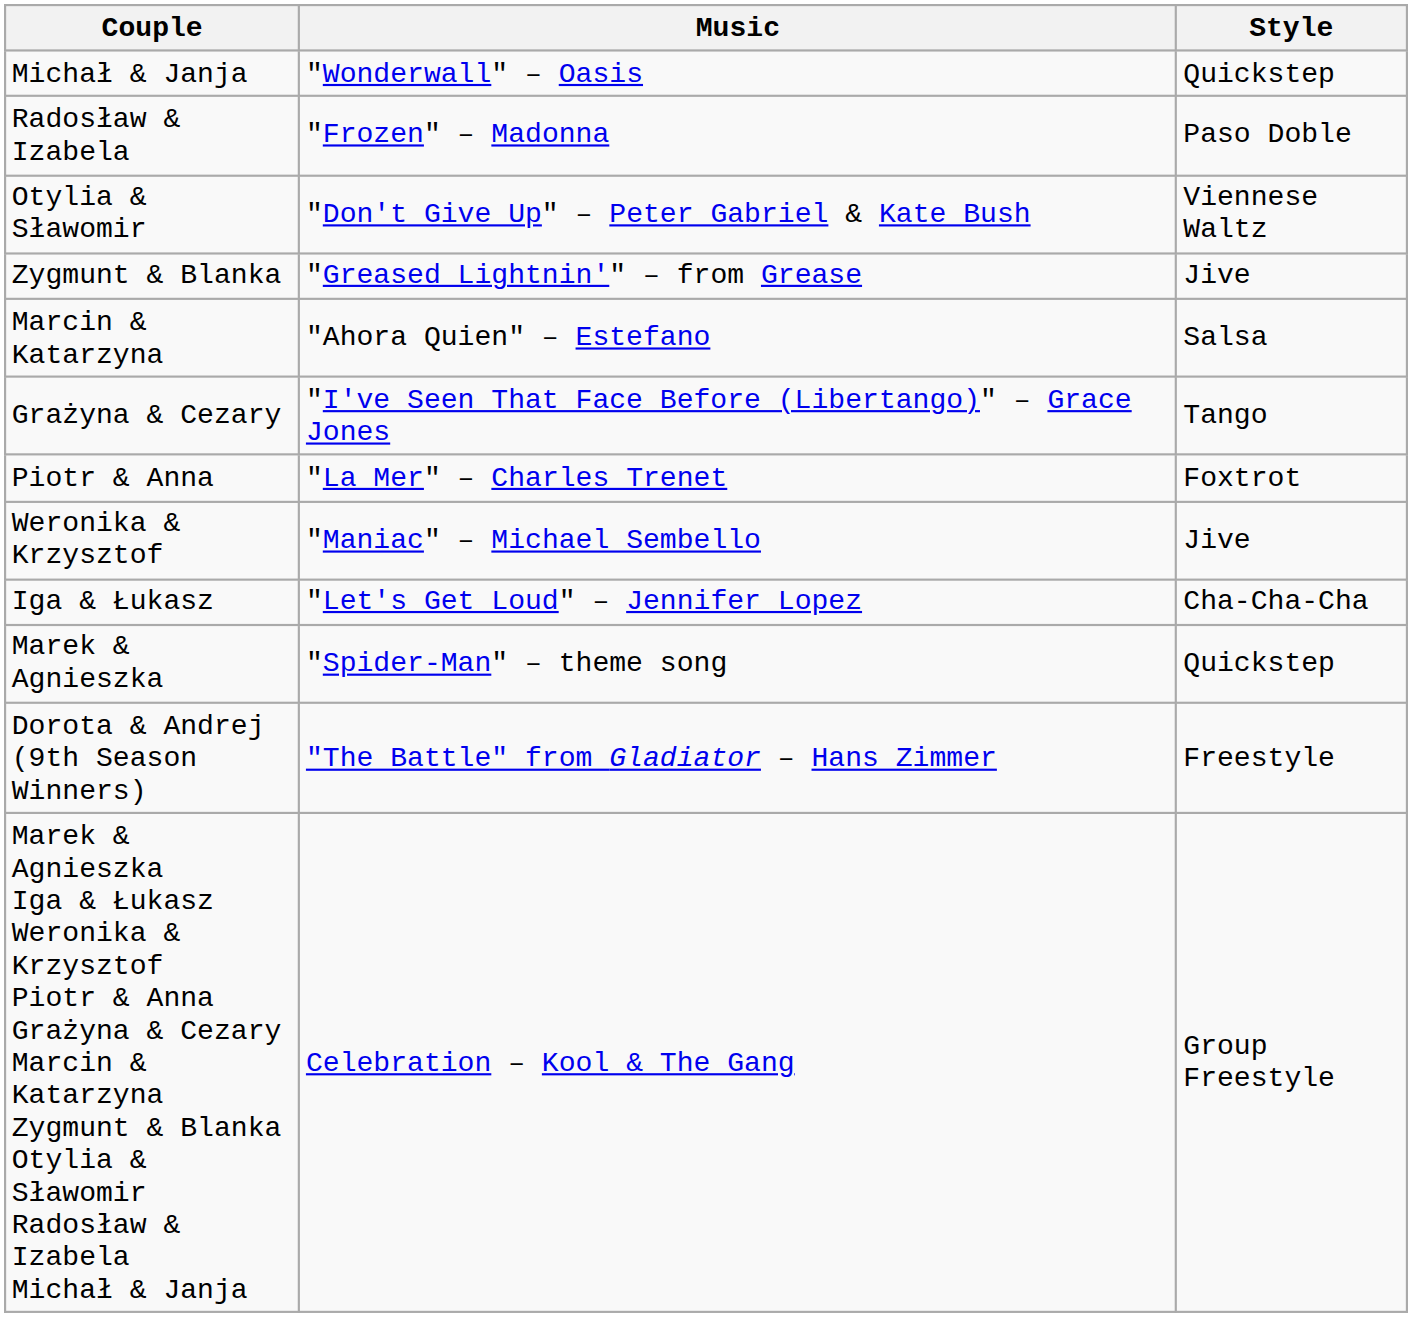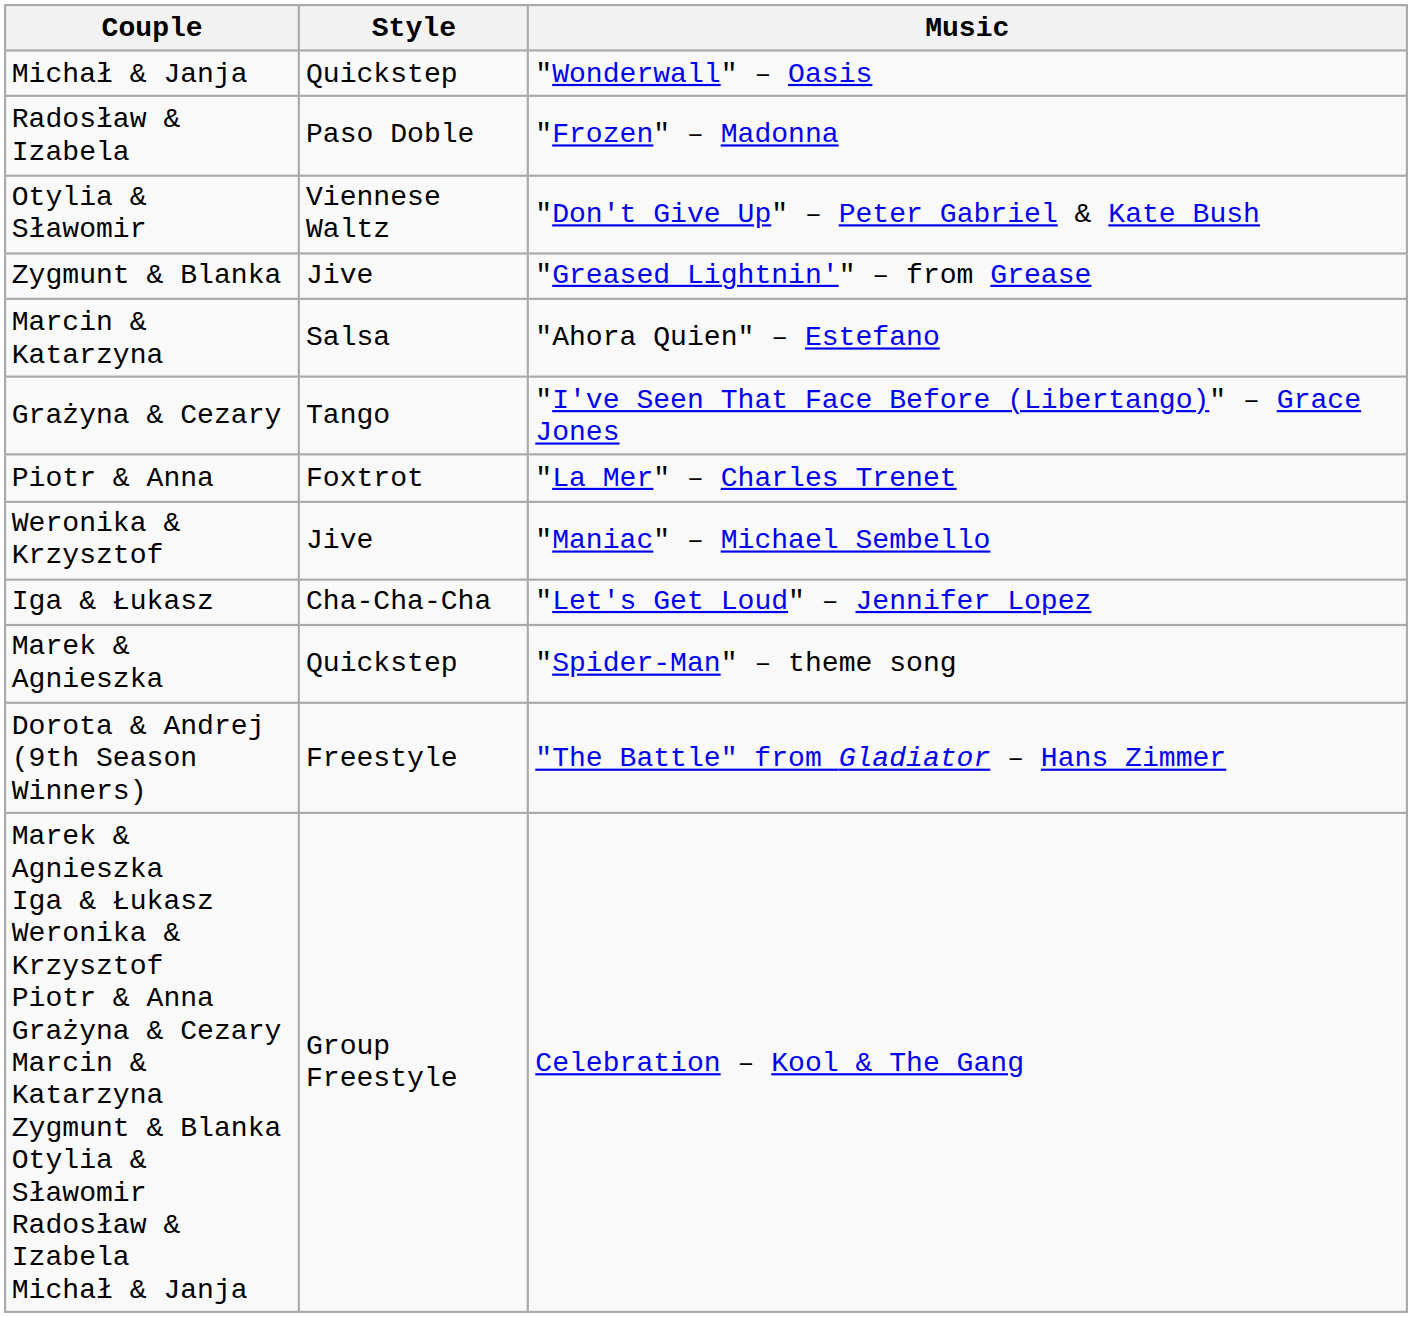columns swapped: (1291, 28) <-> (738, 28)
